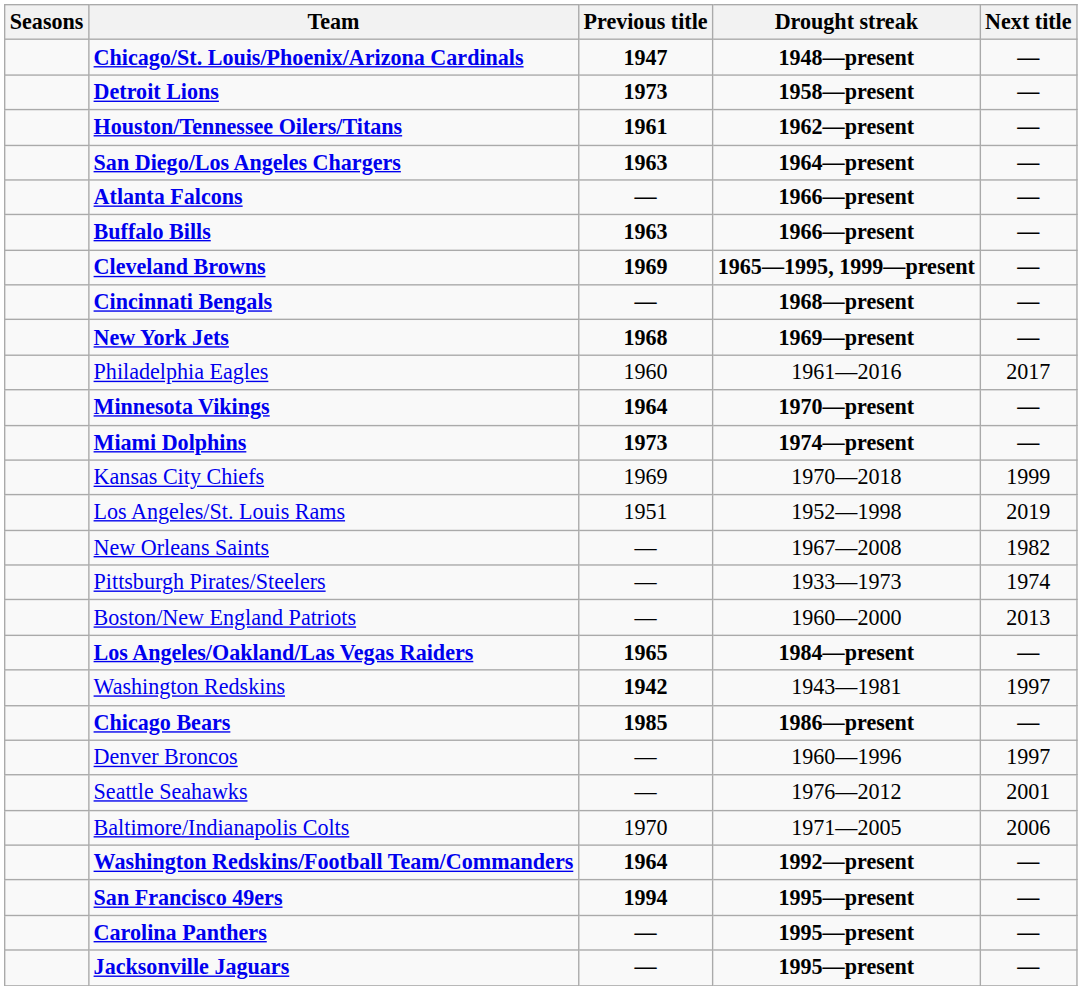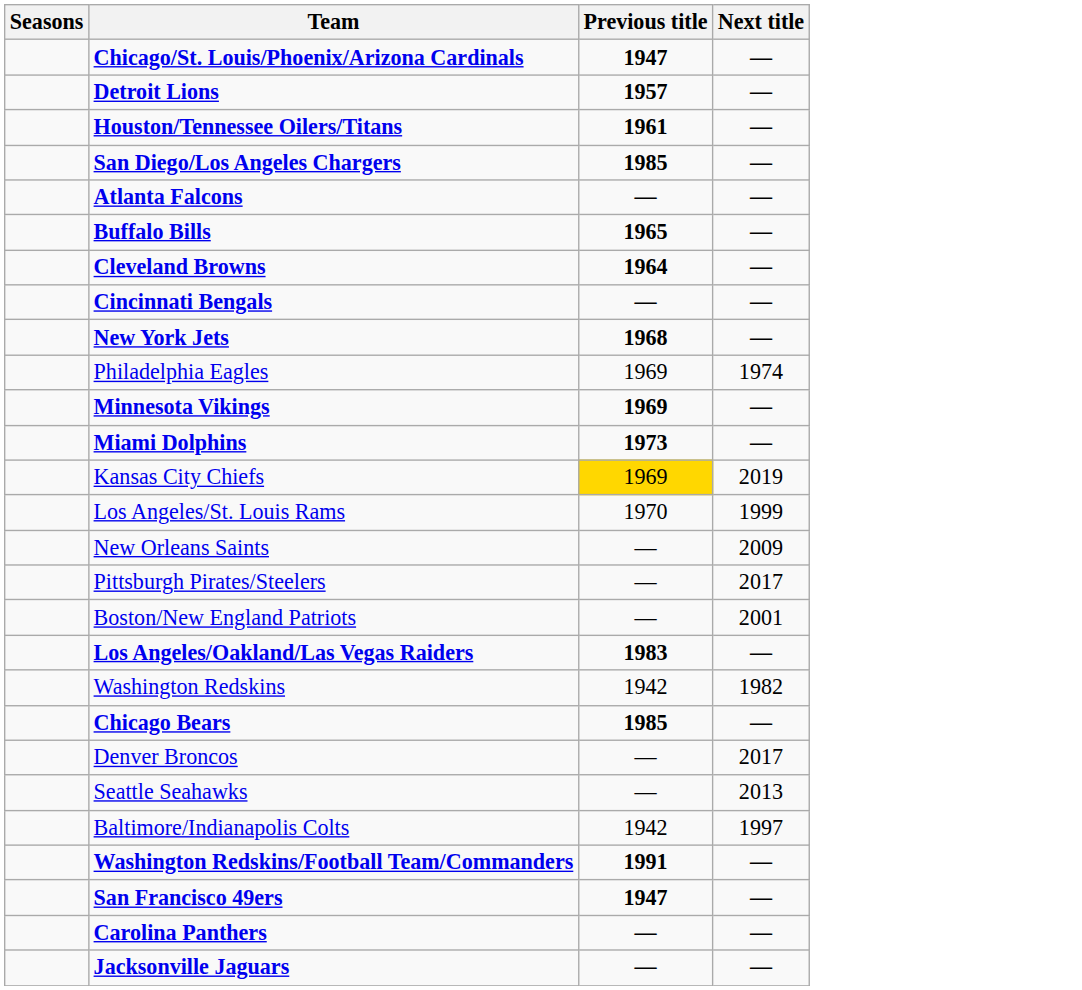- column: (846, 22)
(646, 92) 1973 -> (646, 92) 1957
(646, 162) 1963 -> (646, 162) 1985
(646, 232) 1963 -> (646, 232) 1965
(646, 267) 1969 -> (646, 267) 1964
(646, 372) 1960 -> (646, 372) 1969
(1028, 372) 2017 -> (761, 372) 1974
(646, 407) 1964 -> (646, 407) 1969
(646, 477) no background -> (646, 477) gold background
(1028, 477) 1999 -> (761, 477) 2019
(646, 512) 1951 -> (646, 512) 1970
(1028, 512) 2019 -> (761, 512) 1999
(1028, 547) 1982 -> (761, 547) 2009
(1028, 582) 1974 -> (761, 582) 2017
(1028, 617) 2013 -> (761, 617) 2001
(646, 652) 1965 -> (646, 652) 1983
(646, 687) bold -> (646, 687) normal
(1028, 687) 1997 -> (761, 687) 1982
(1028, 757) 1997 -> (761, 757) 2017
(1028, 792) 2001 -> (761, 792) 2013
(646, 827) 1970 -> (646, 827) 1942
(1028, 827) 2006 -> (761, 827) 1997
(646, 862) 1964 -> (646, 862) 1991
(646, 897) 1994 -> (646, 897) 1947
